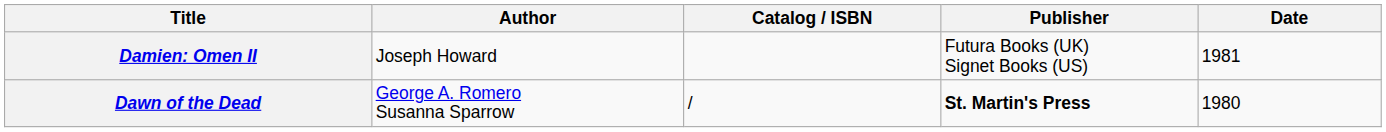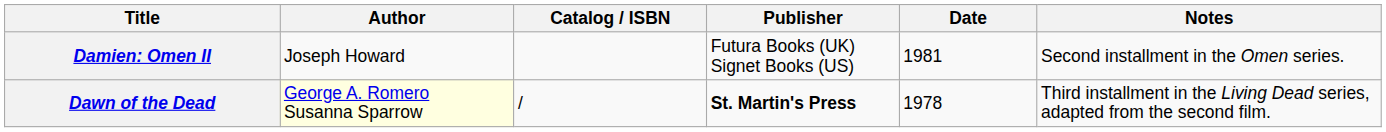+ column: (1209, 18)
(448, 103) no background -> (357, 103) lightyellow background
(1221, 103) 1980 -> (923, 103) 1978
